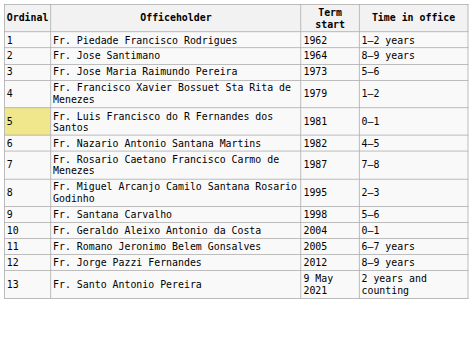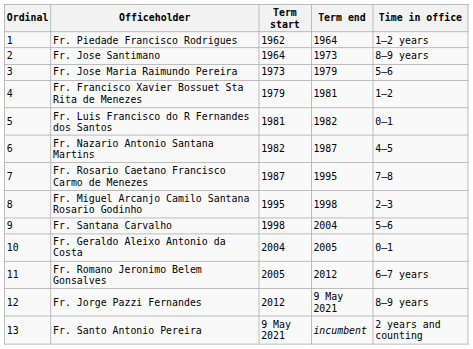+ column: (342, 18)
(10, 121) khaki background -> (10, 121) no background
